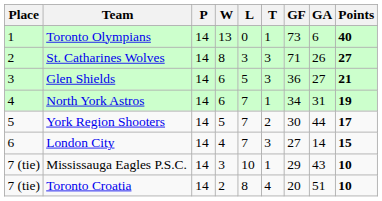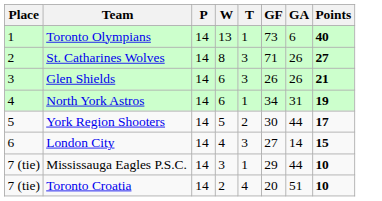- column: (250, 15)
(294, 79) 36 -> (271, 79) 26
(319, 79) 27 -> (296, 79) 26
(319, 164) 43 -> (296, 164) 44
